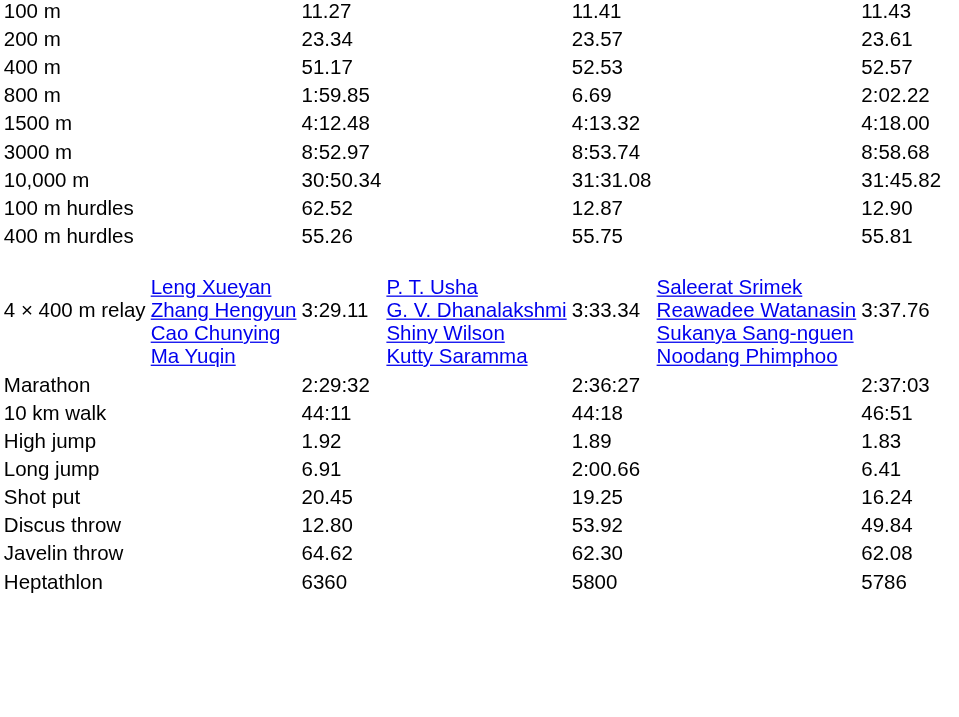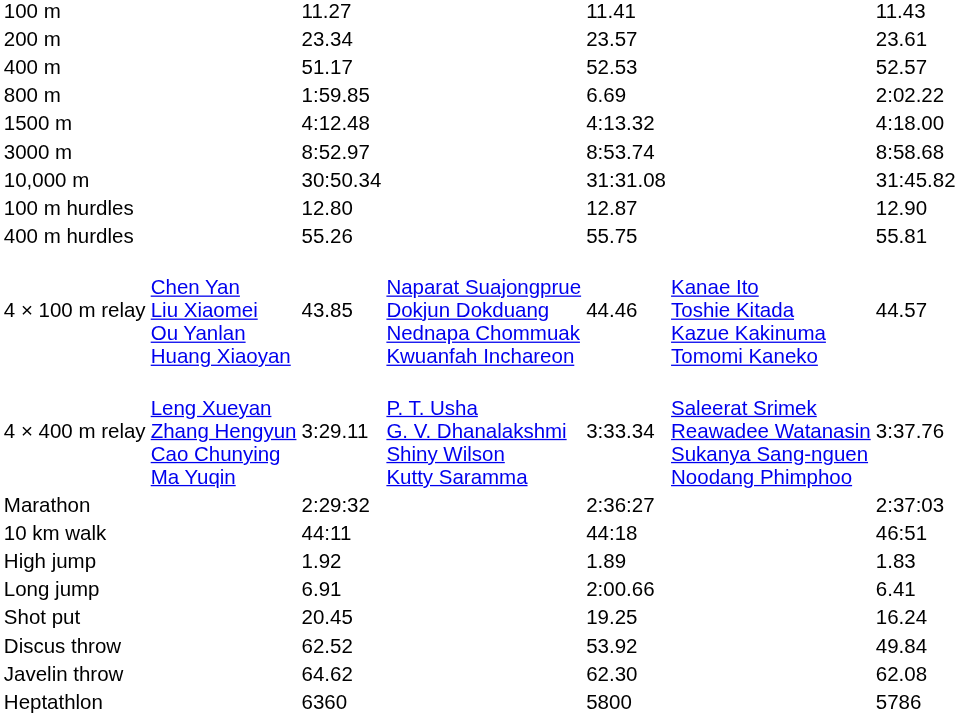(327, 208) 62.52 -> (327, 208) 12.80
+ row: (75, 310)
(327, 525) 12.80 -> (327, 646) 62.52
